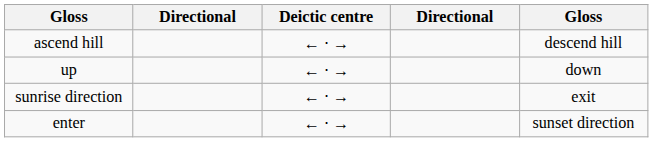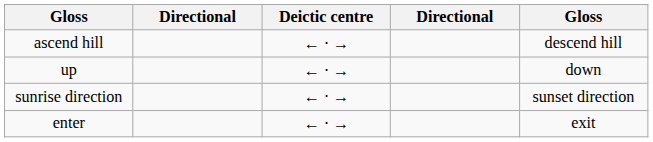(583, 96) exit -> (583, 96) sunset direction
(583, 123) sunset direction -> (583, 123) exit
